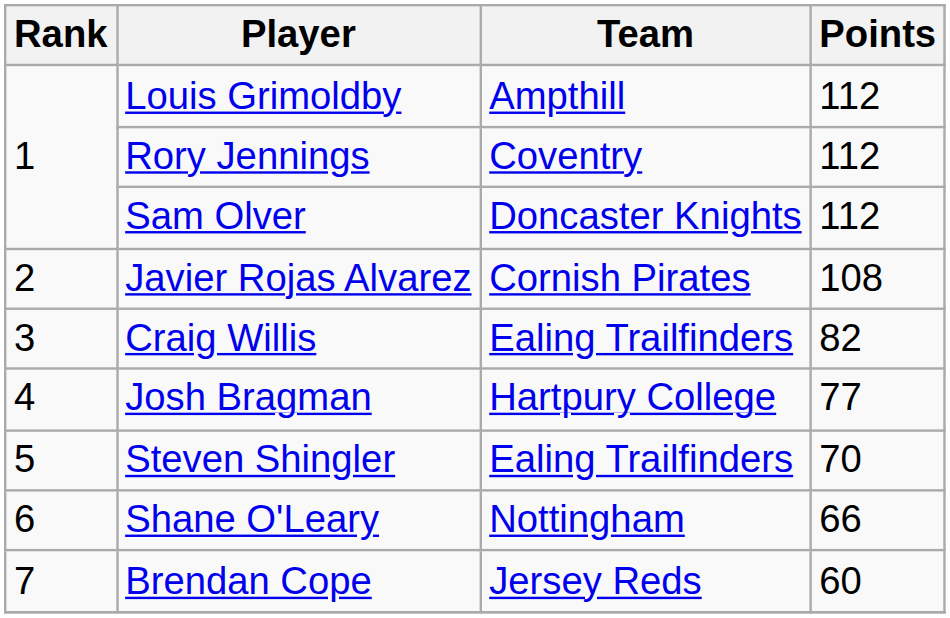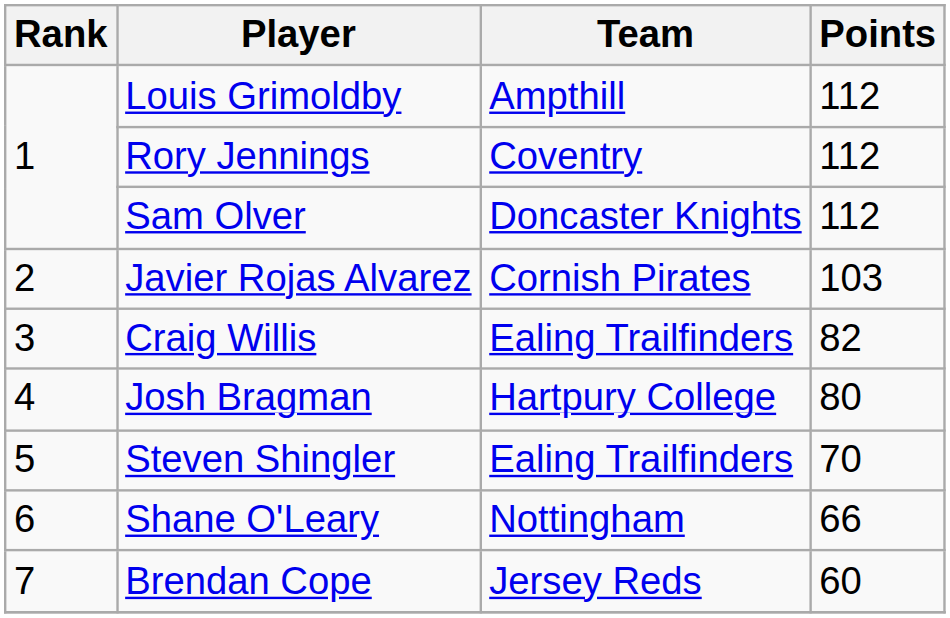(851, 277) 108 -> (851, 277) 103
(841, 398) 77 -> (841, 398) 80
